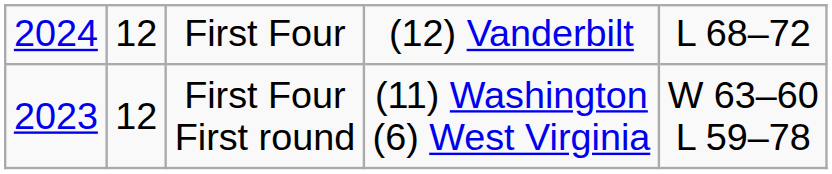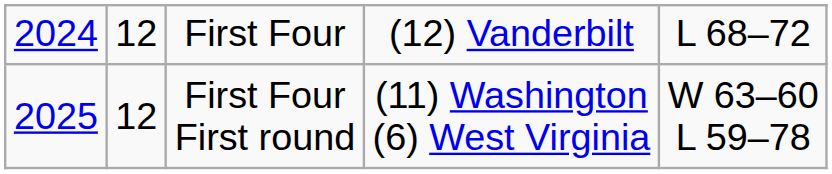(56, 115) 2023 -> (56, 115) 2025
